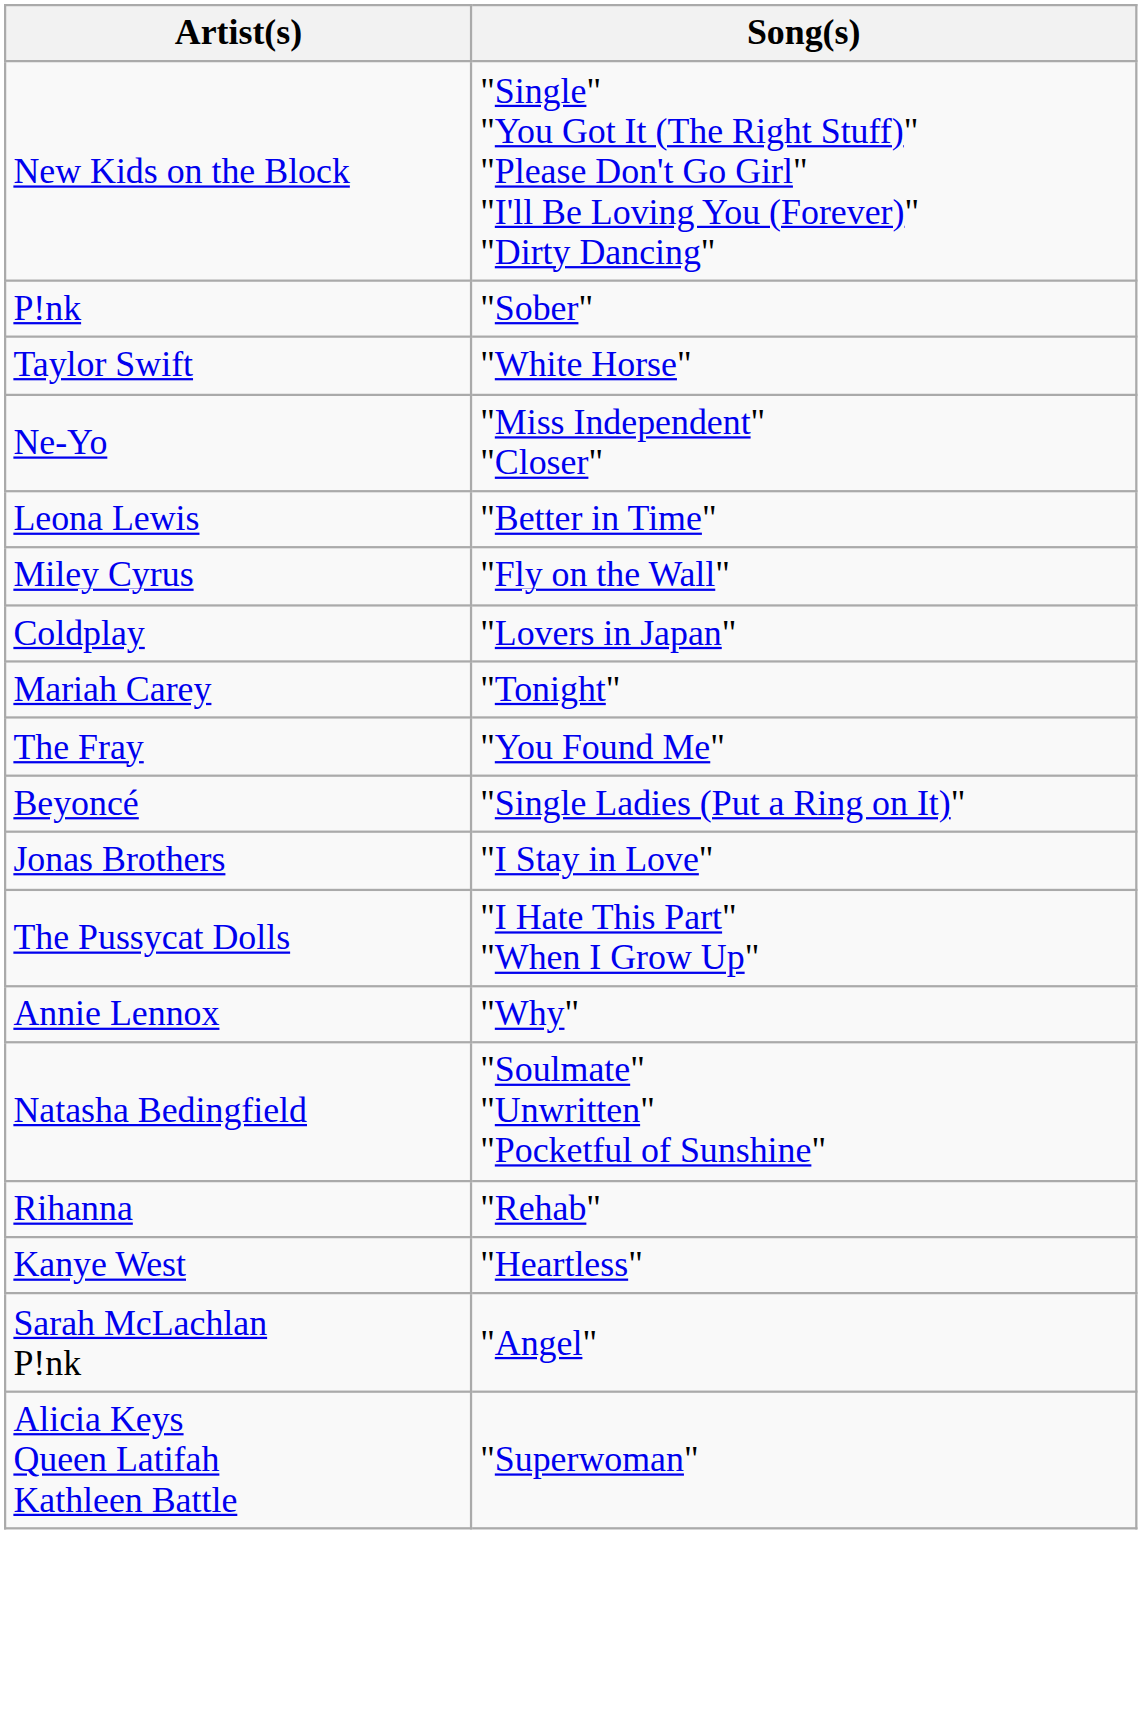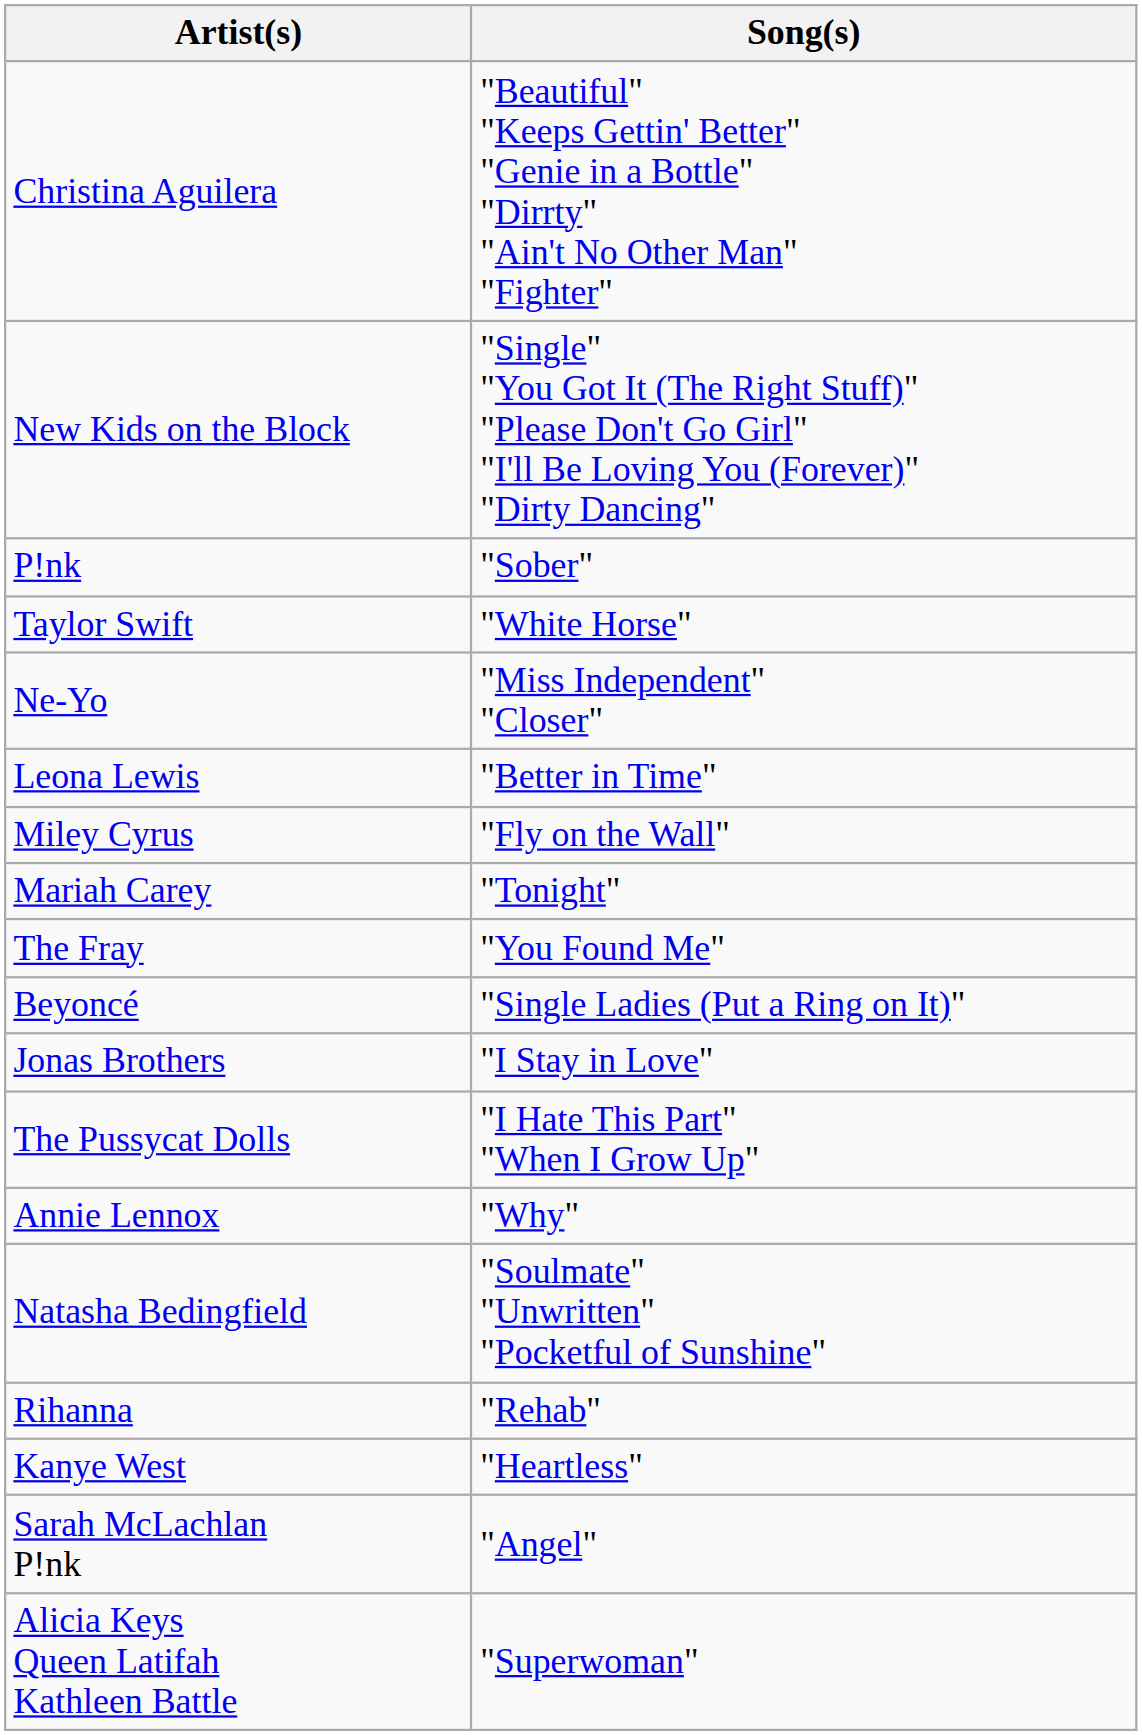+ row: (145, 190)
- row: (79, 632)
